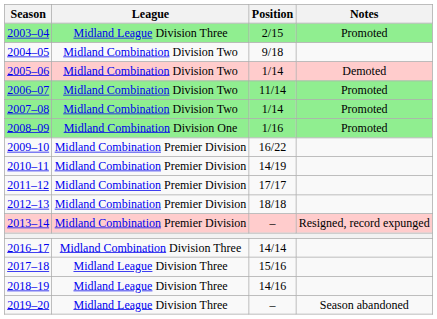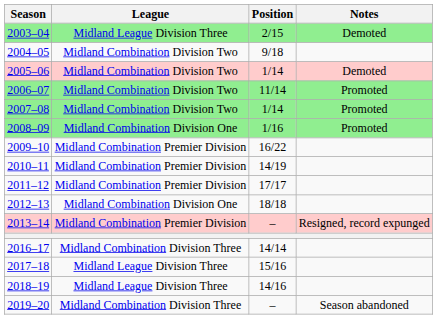(364, 33) Promoted -> (364, 33) Demoted
(151, 204) Midland Combination Premier Division -> (150, 204) Midland Combination Division One
(150, 305) Midland League Division Three -> (151, 305) Midland Combination Division Three
